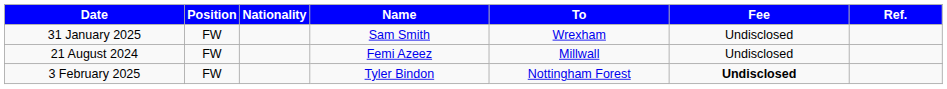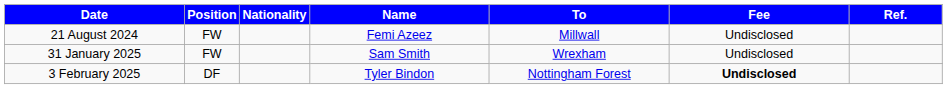rows swapped: (94, 54) <-> (94, 35)
(212, 74) FW -> (212, 74) DF
